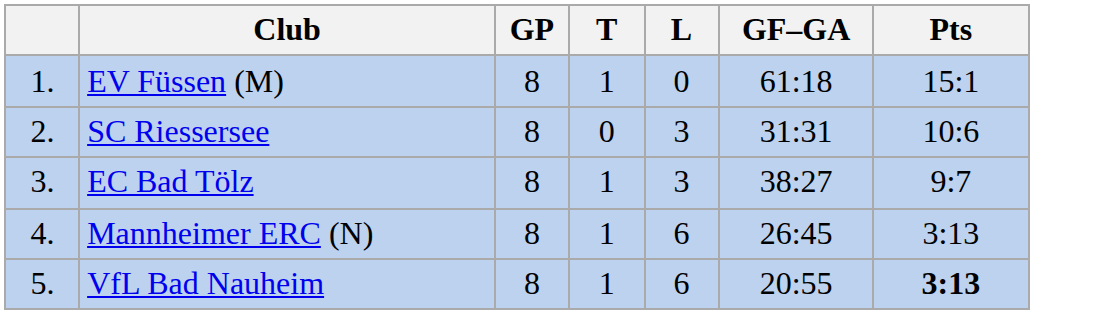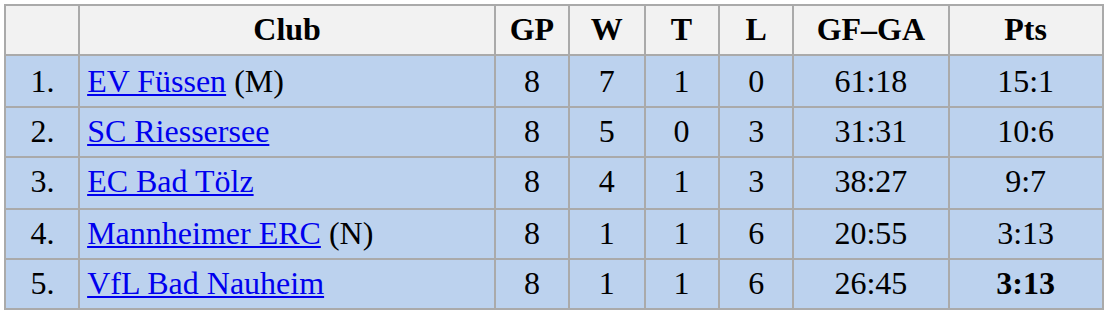+ column: (607, 29)
(796, 232) 26:45 -> (871, 232) 20:55
(796, 283) 20:55 -> (871, 283) 26:45
